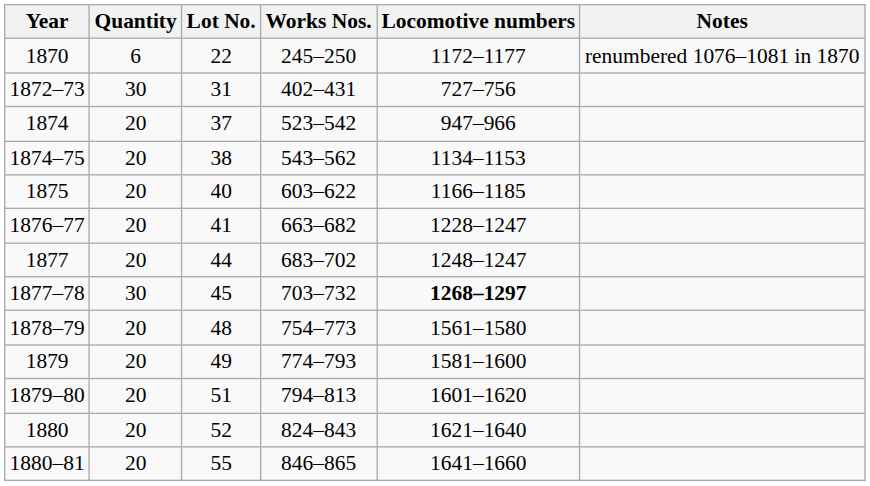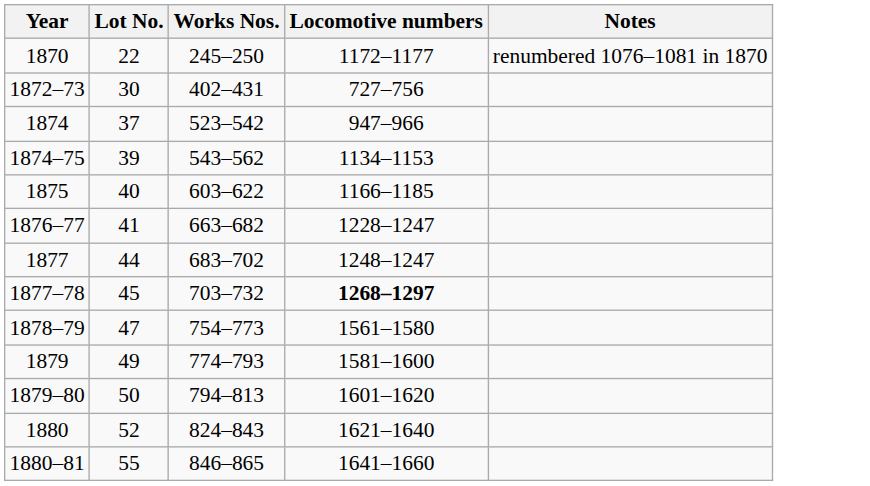- column: (136, 21)
(221, 89) 31 -> (129, 89) 30
(221, 157) 38 -> (129, 157) 39
(221, 327) 48 -> (129, 327) 47
(221, 395) 51 -> (129, 395) 50
